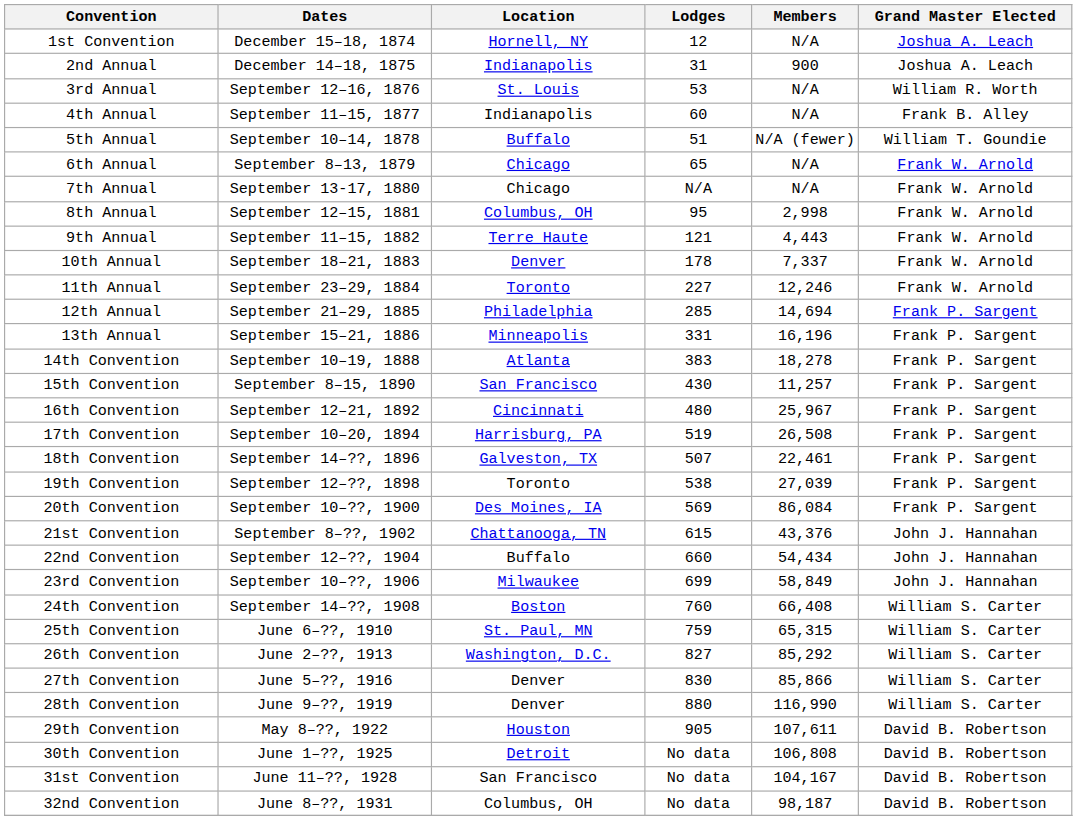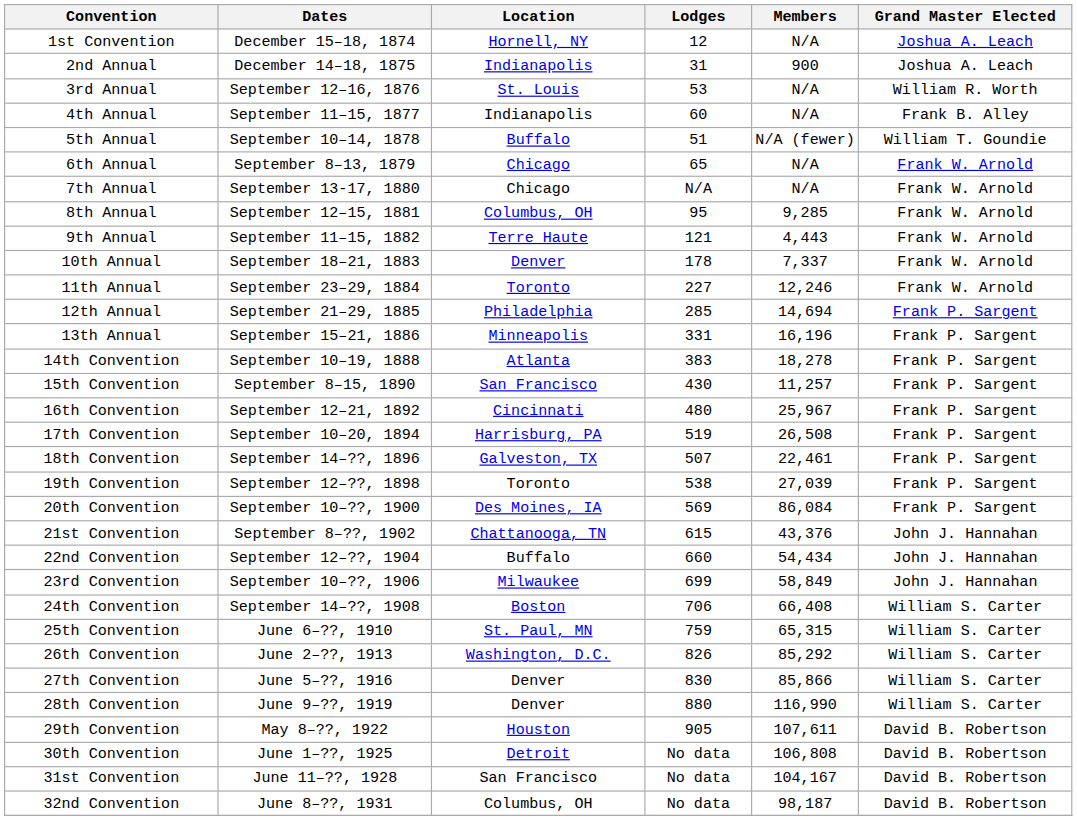(805, 213) 2,998 -> (805, 213) 9,285
(698, 607) 760 -> (698, 607) 706
(698, 656) 827 -> (698, 656) 826
